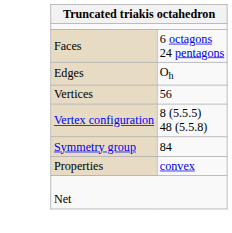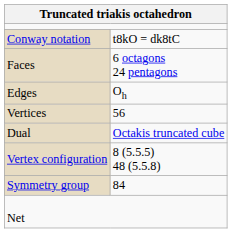+ row: (49, 39)
+ row: (19, 133)
- row: (79, 166)
